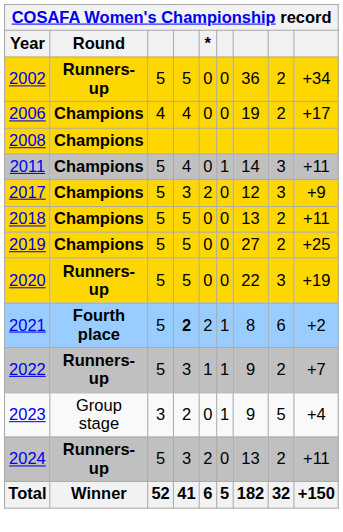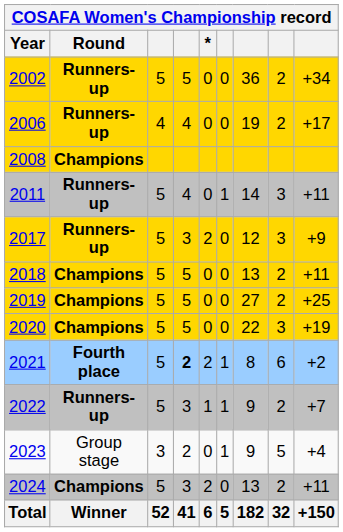(99, 114) Champions -> (99, 123) Runners-up
(99, 166) Champions -> (99, 194) Runners-up
(99, 192) Champions -> (99, 239) Runners-up
(99, 280) Runners-up -> (99, 326) Champions
(99, 459) Runners-up -> (99, 487) Champions
